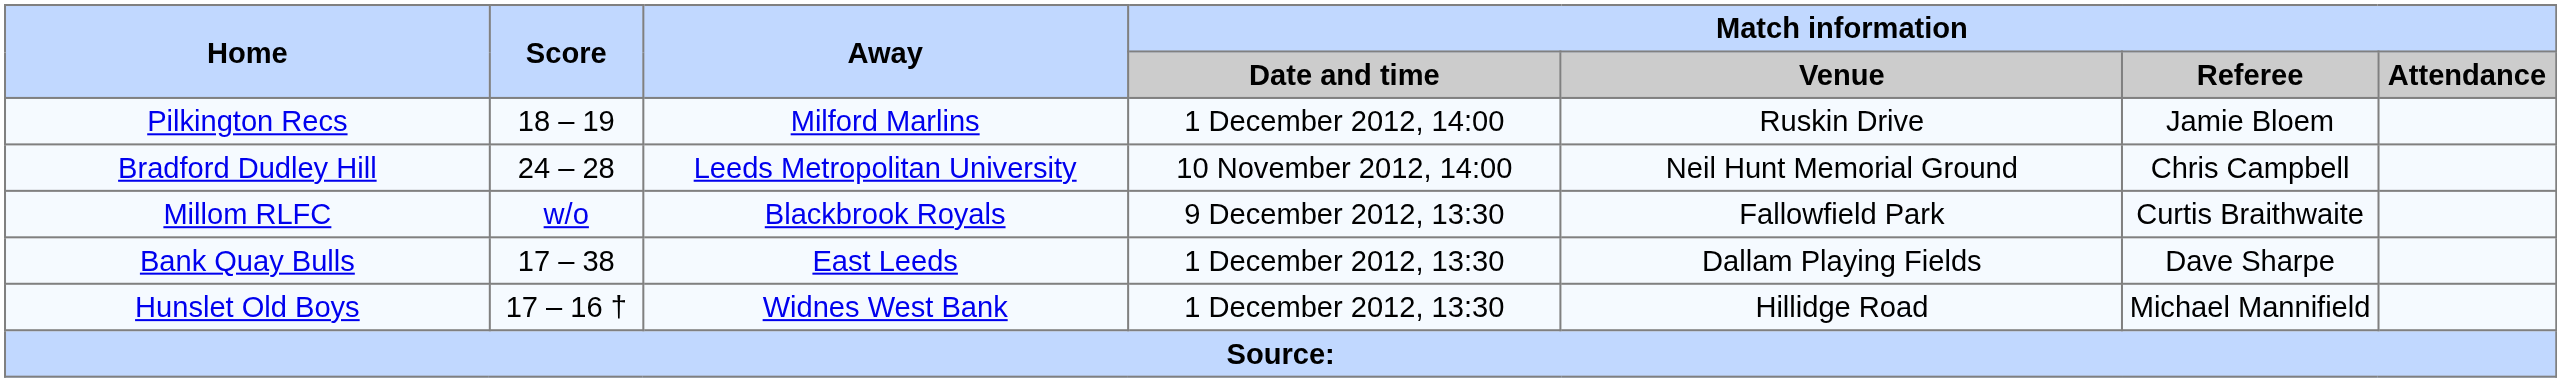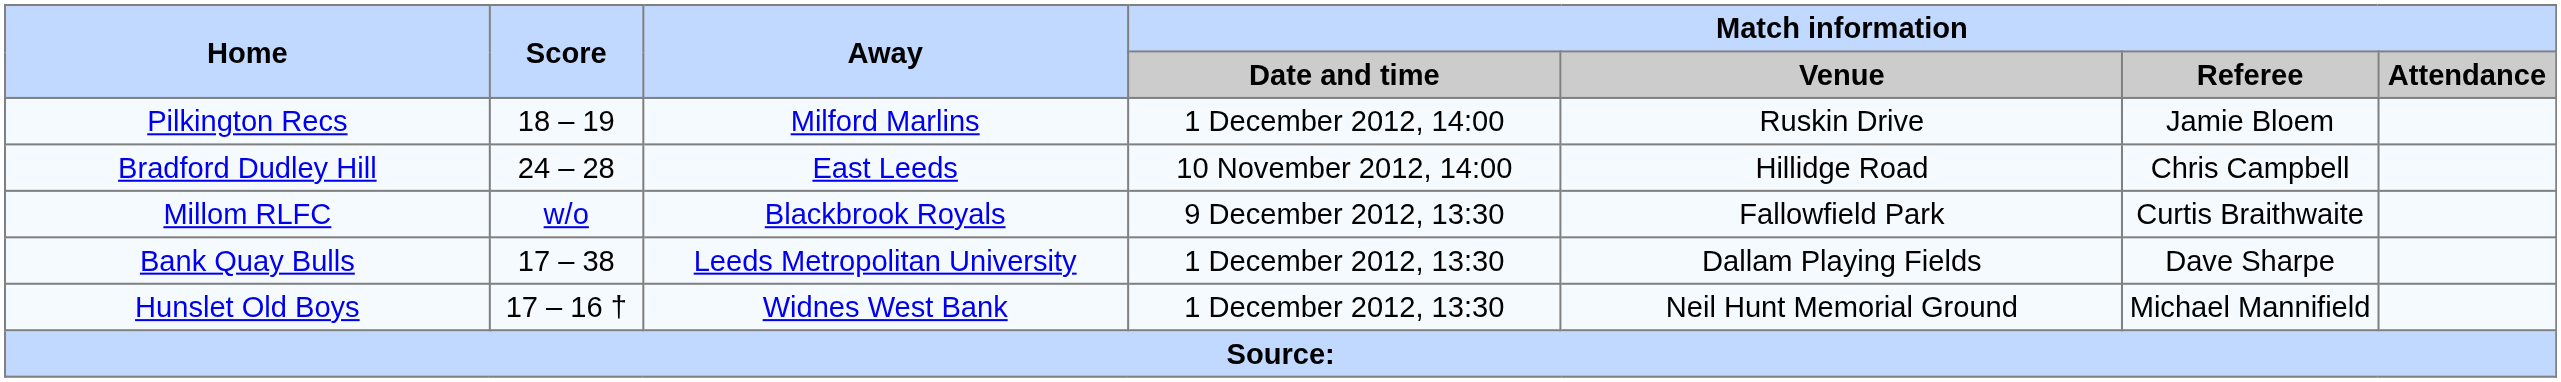(885, 168) Leeds Metropolitan University -> (885, 168) East Leeds
(1842, 168) Neil Hunt Memorial Ground -> (1842, 168) Hillidge Road
(885, 261) East Leeds -> (885, 261) Leeds Metropolitan University
(1842, 307) Hillidge Road -> (1842, 307) Neil Hunt Memorial Ground
